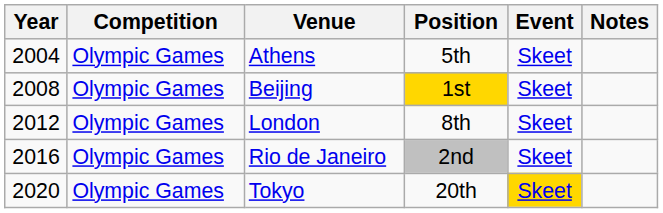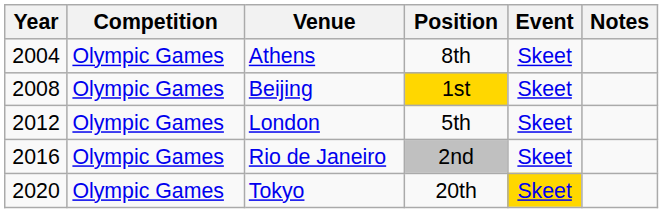(456, 56) 5th -> (456, 56) 8th
(456, 123) 8th -> (456, 123) 5th
